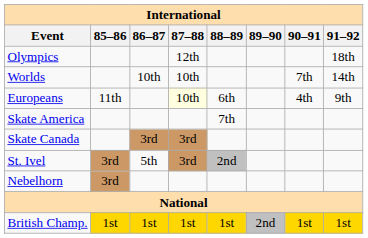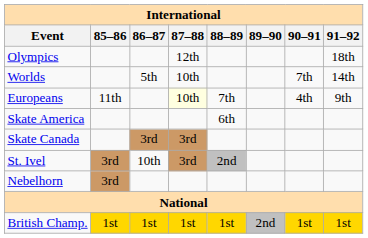(149, 77) 10th -> (149, 77) 5th
(227, 98) 6th -> (227, 98) 7th
(227, 118) 7th -> (227, 118) 6th
(149, 160) 5th -> (149, 160) 10th
